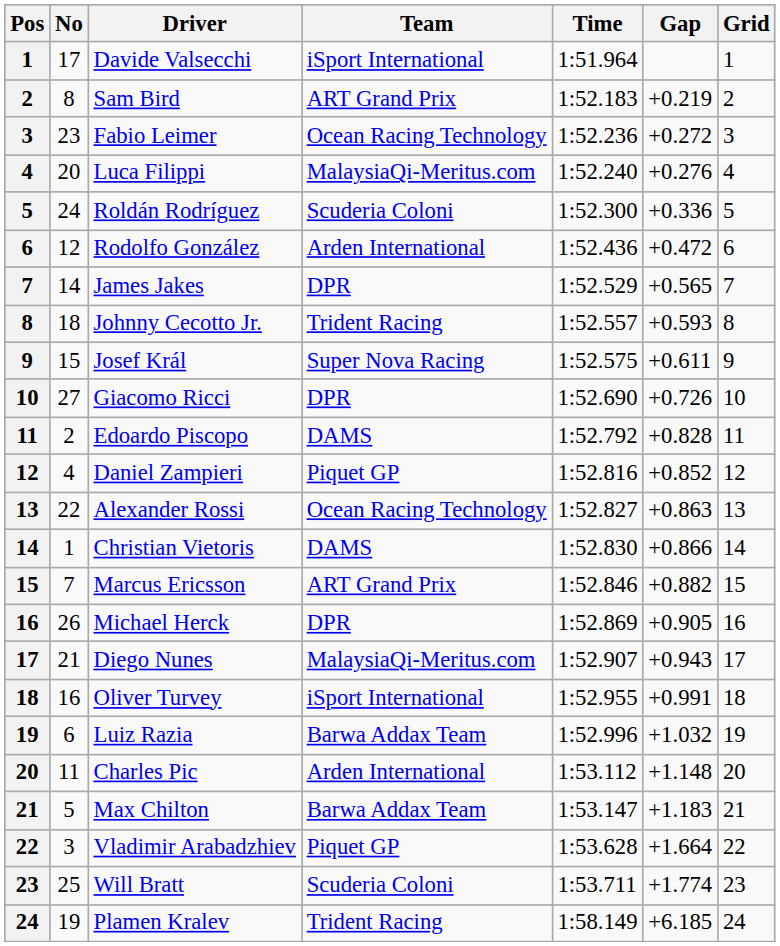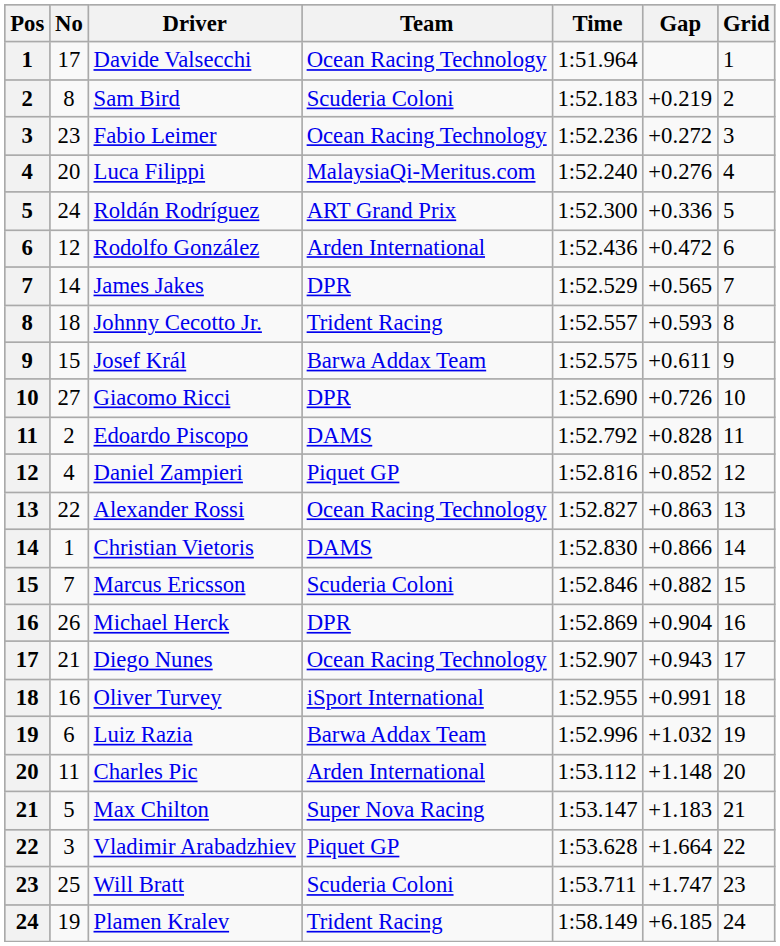(395, 60) iSport International -> (427, 60) Ocean Racing Technology
(381, 97) ART Grand Prix -> (380, 97) Scuderia Coloni
(380, 210) Scuderia Coloni -> (381, 210) ART Grand Prix
(396, 360) Super Nova Racing -> (396, 360) Barwa Addax Team
(381, 584) ART Grand Prix -> (380, 584) Scuderia Coloni
(680, 622) +0.905 -> (680, 622) +0.904
(421, 659) MalaysiaQi-Meritus.com -> (427, 659) Ocean Racing Technology
(396, 809) Barwa Addax Team -> (396, 809) Super Nova Racing
(680, 884) +1.774 -> (680, 884) +1.747
